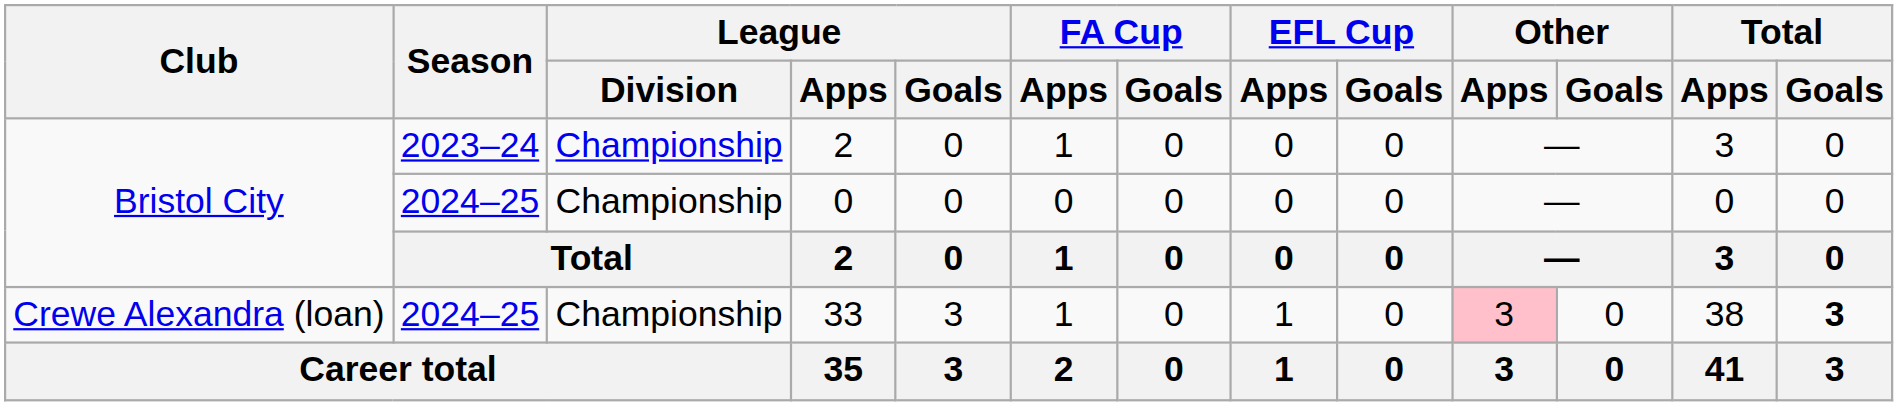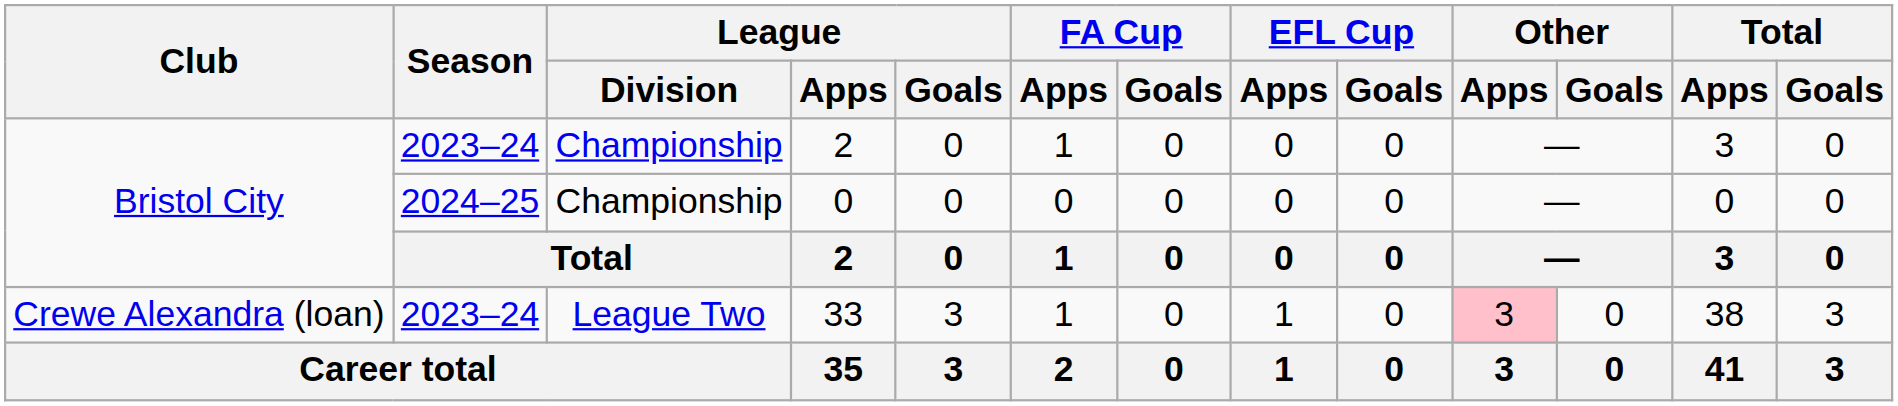(470, 314) 2024–25 -> (470, 314) 2023–24
(669, 314) Championship -> (669, 314) League Two
(1835, 314) bold -> (1835, 314) normal
